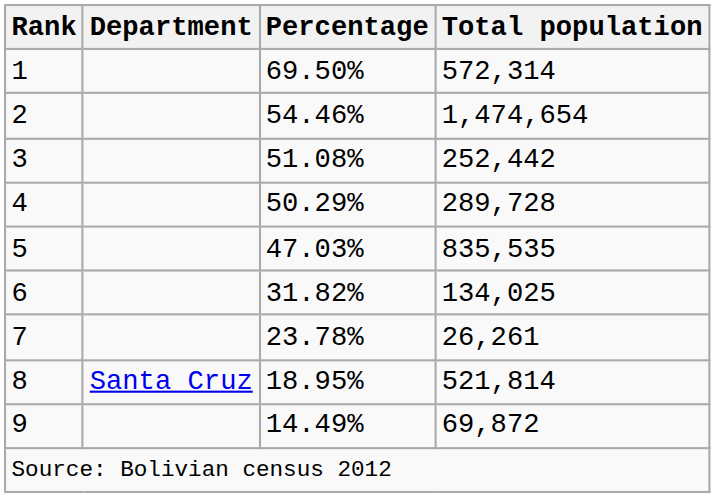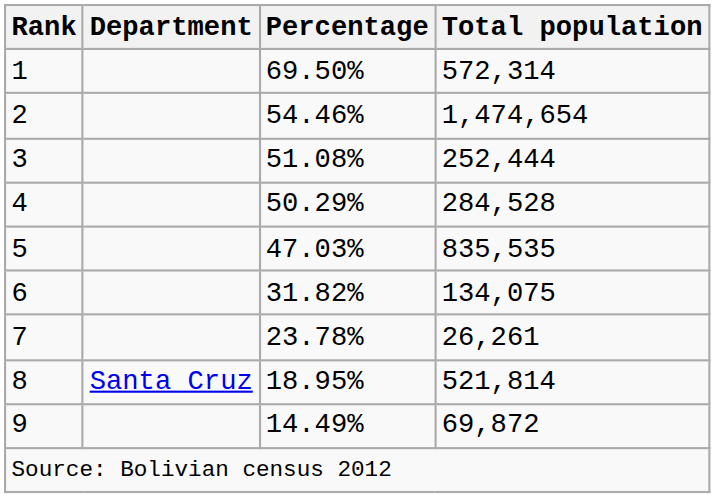(499, 160) 252,442 -> (499, 160) 252,444
(499, 204) 289,728 -> (499, 204) 284,528
(499, 293) 134,025 -> (499, 293) 134,075
